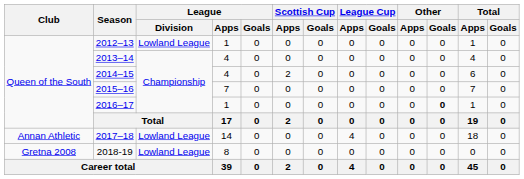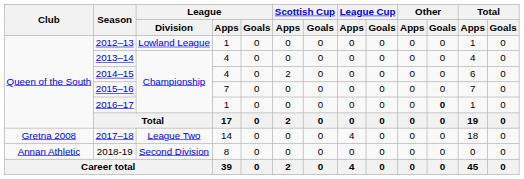(49, 136) Annan Athletic -> (49, 136) Gretna 2008
(174, 136) Lowland League -> (174, 136) League Two
(49, 151) Gretna 2008 -> (49, 151) Annan Athletic
(174, 151) Lowland League -> (174, 151) Second Division
